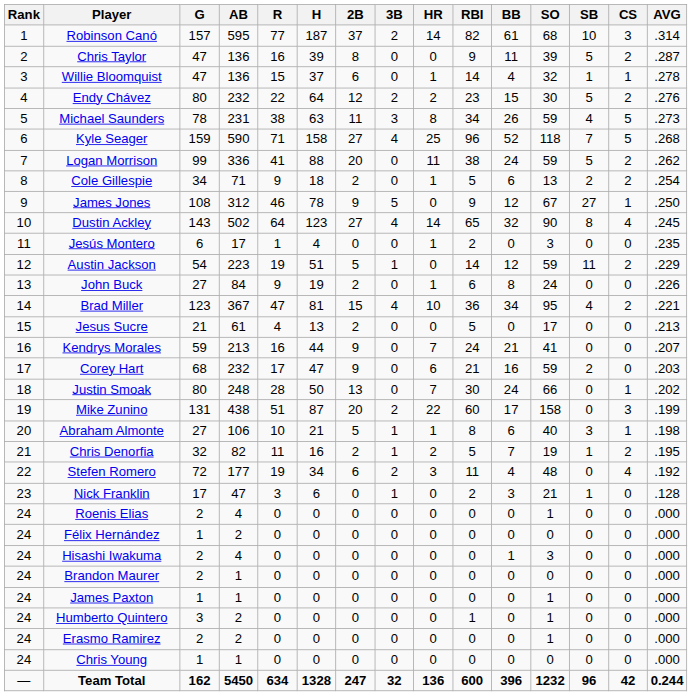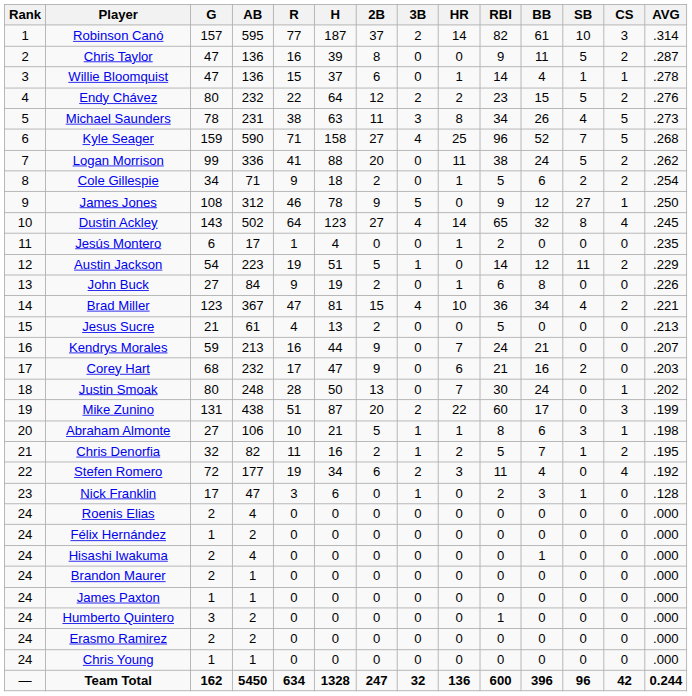- column: (550, 14)
